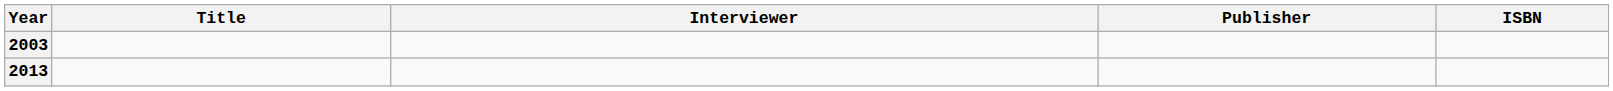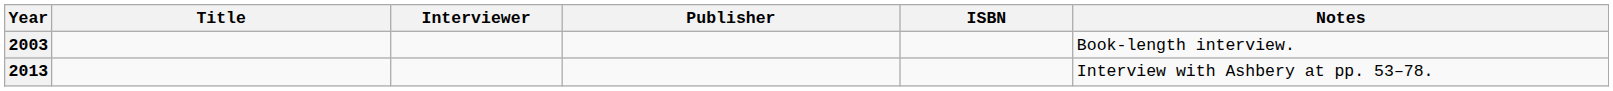+ column: (1341, 18)
